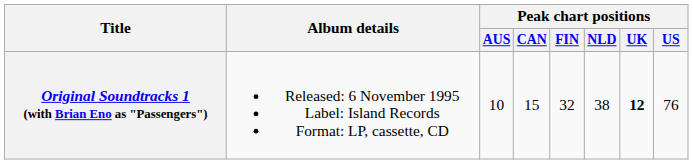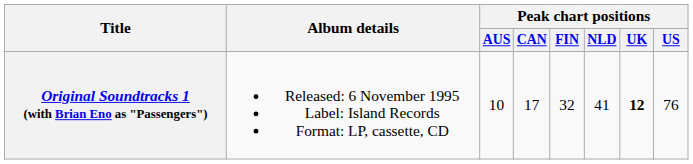(532, 105) 15 -> (532, 105) 17
(602, 105) 38 -> (602, 105) 41
